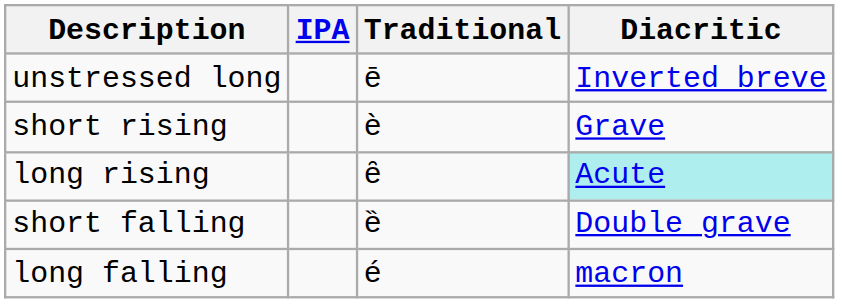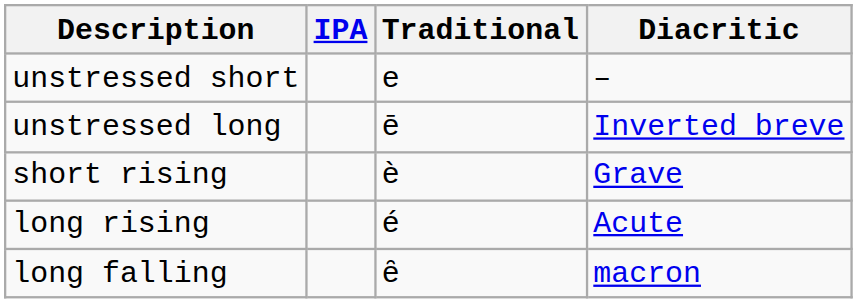+ row: (156, 78)
(373, 176) ȇ -> (391, 224) é
(620, 176) paleturquoise background -> (638, 224) no background
- row: (129, 224)
(373, 273) é -> (391, 273) ȇ
